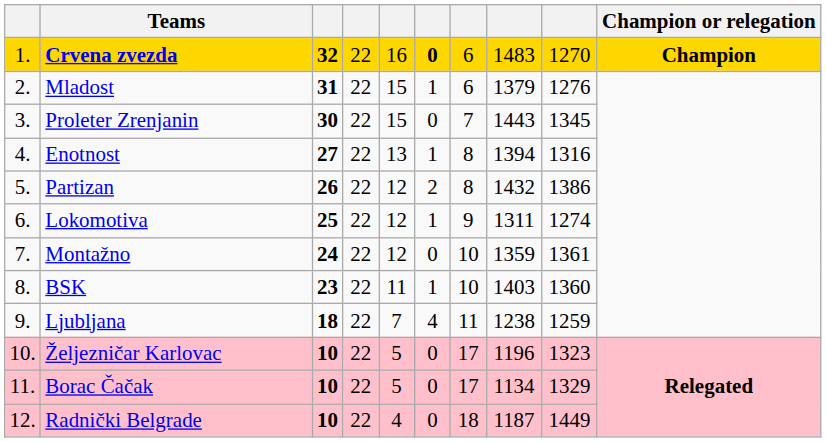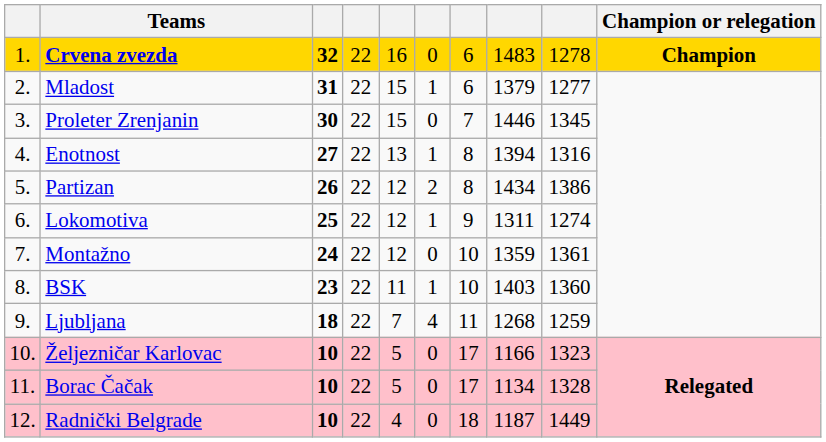(432, 54) bold -> (432, 54) normal
(570, 54) 1270 -> (570, 54) 1278
(570, 87) 1276 -> (570, 87) 1277
(514, 120) 1443 -> (514, 120) 1446
(514, 187) 1432 -> (514, 187) 1434
(514, 320) 1238 -> (514, 320) 1268
(514, 353) 1196 -> (514, 353) 1166
(570, 386) 1329 -> (570, 386) 1328
